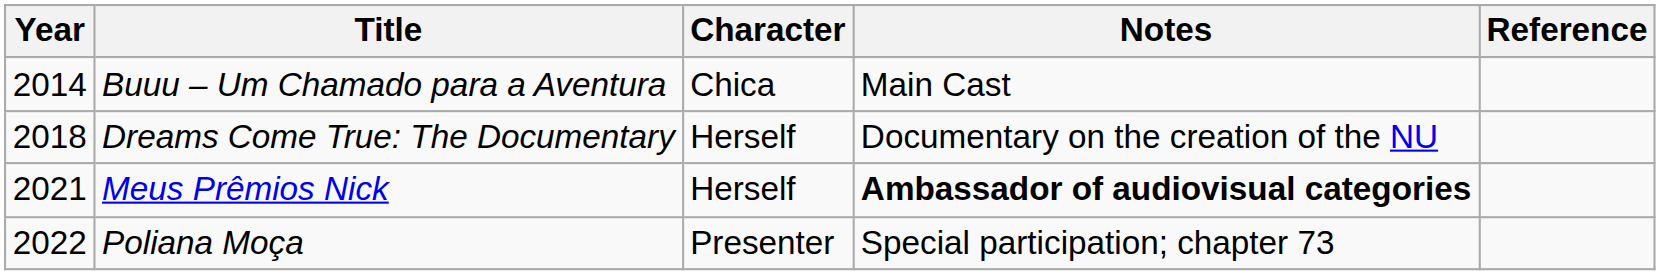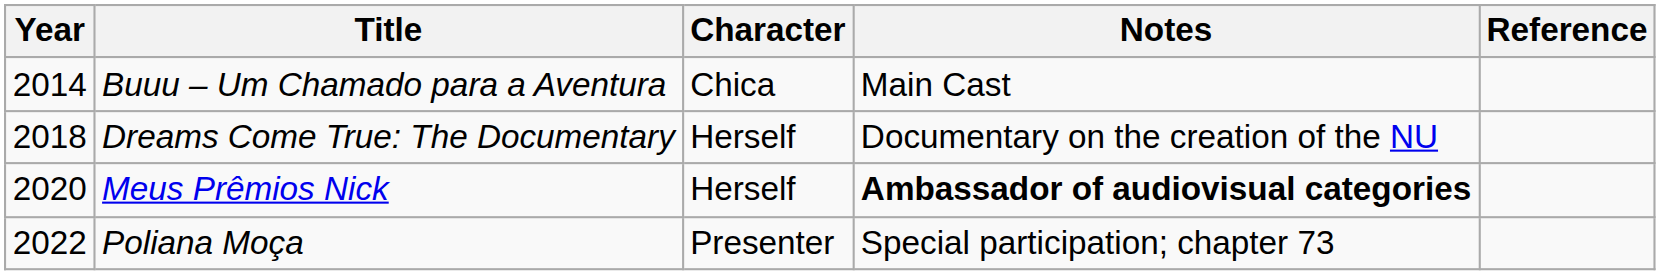(50, 189) 2021 -> (50, 189) 2020
